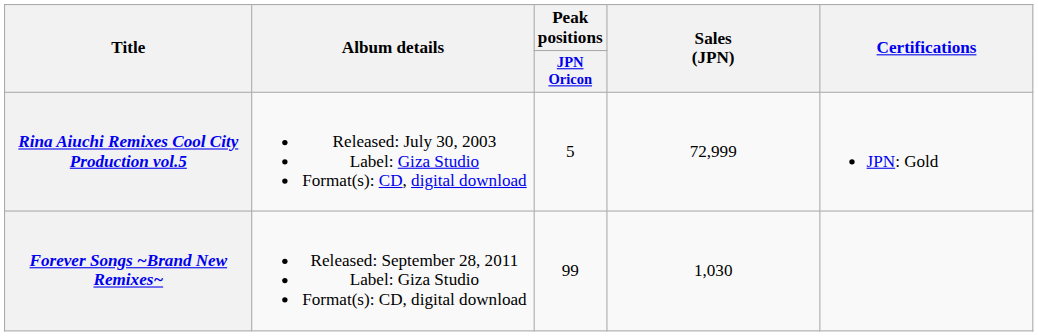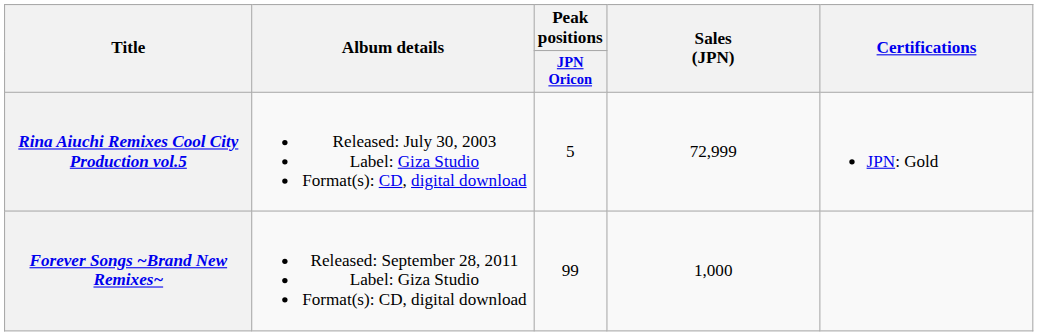(713, 270) 1,030 -> (713, 270) 1,000
